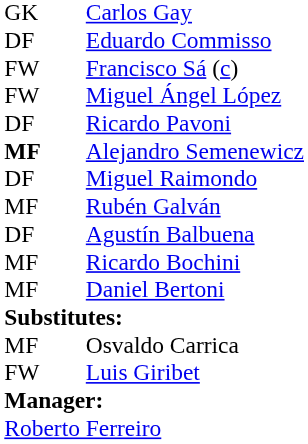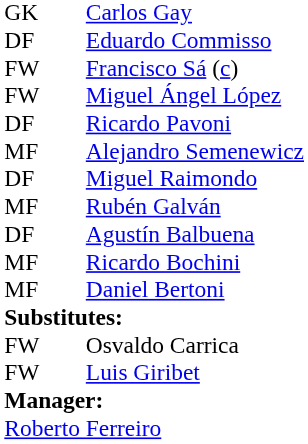(23, 151) bold -> (21, 151) normal
(21, 345) MF -> (22, 345) FW
